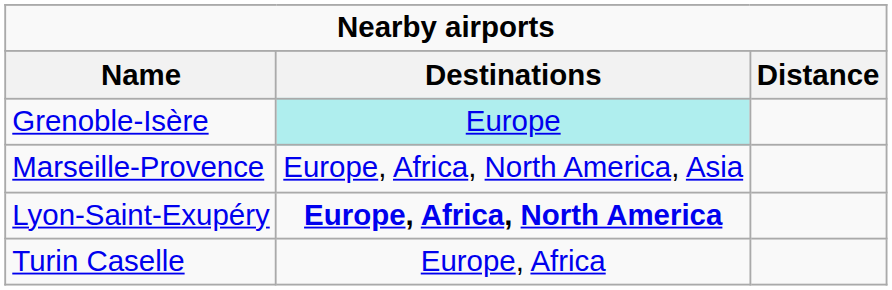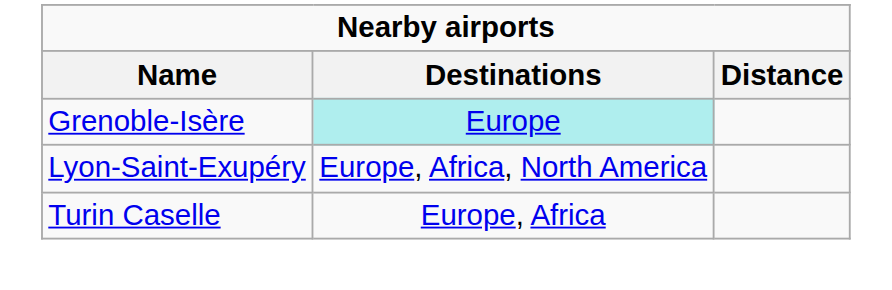- row: (138, 167)
(513, 214) bold -> (513, 167) normal
